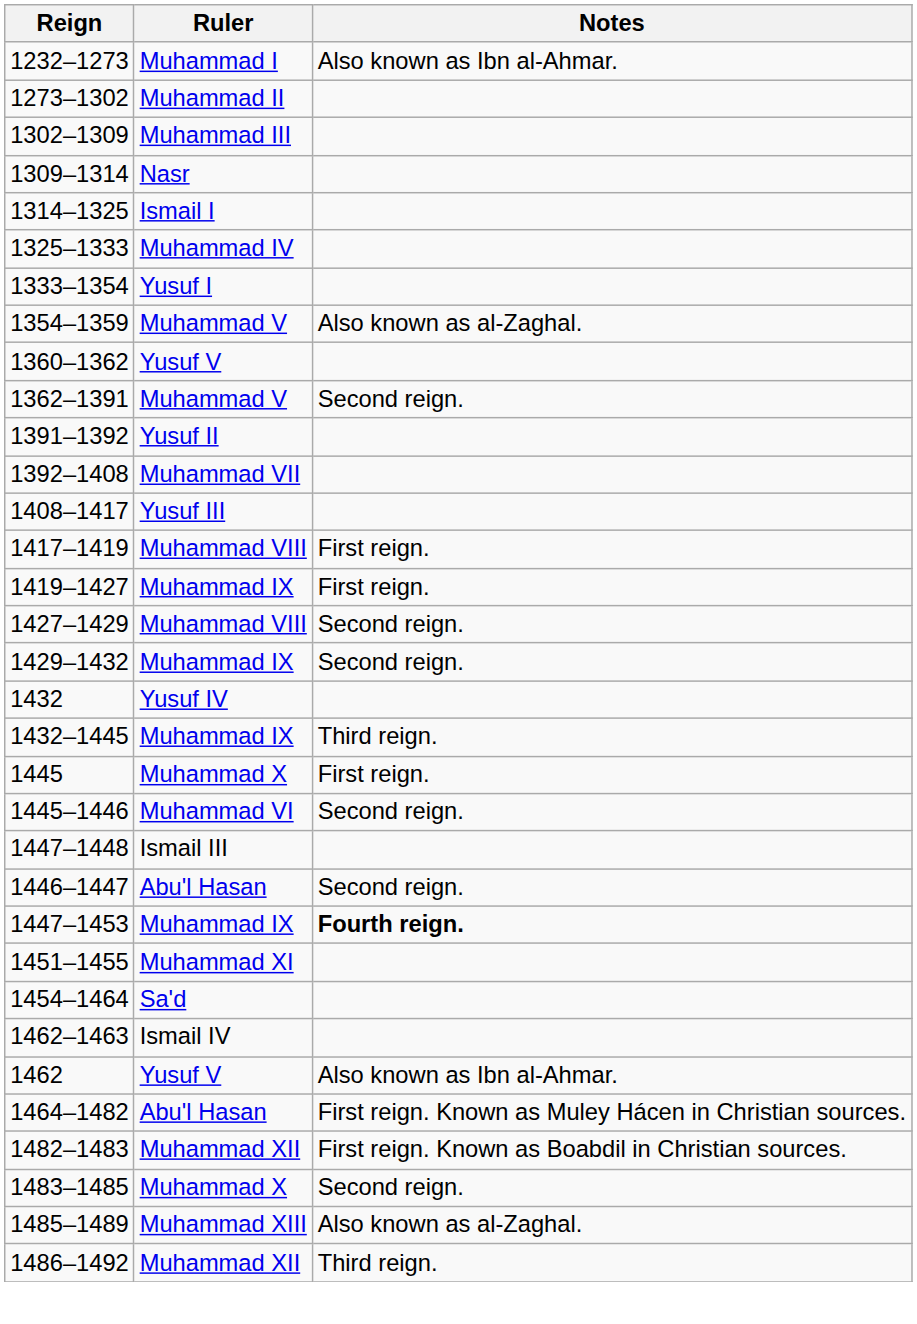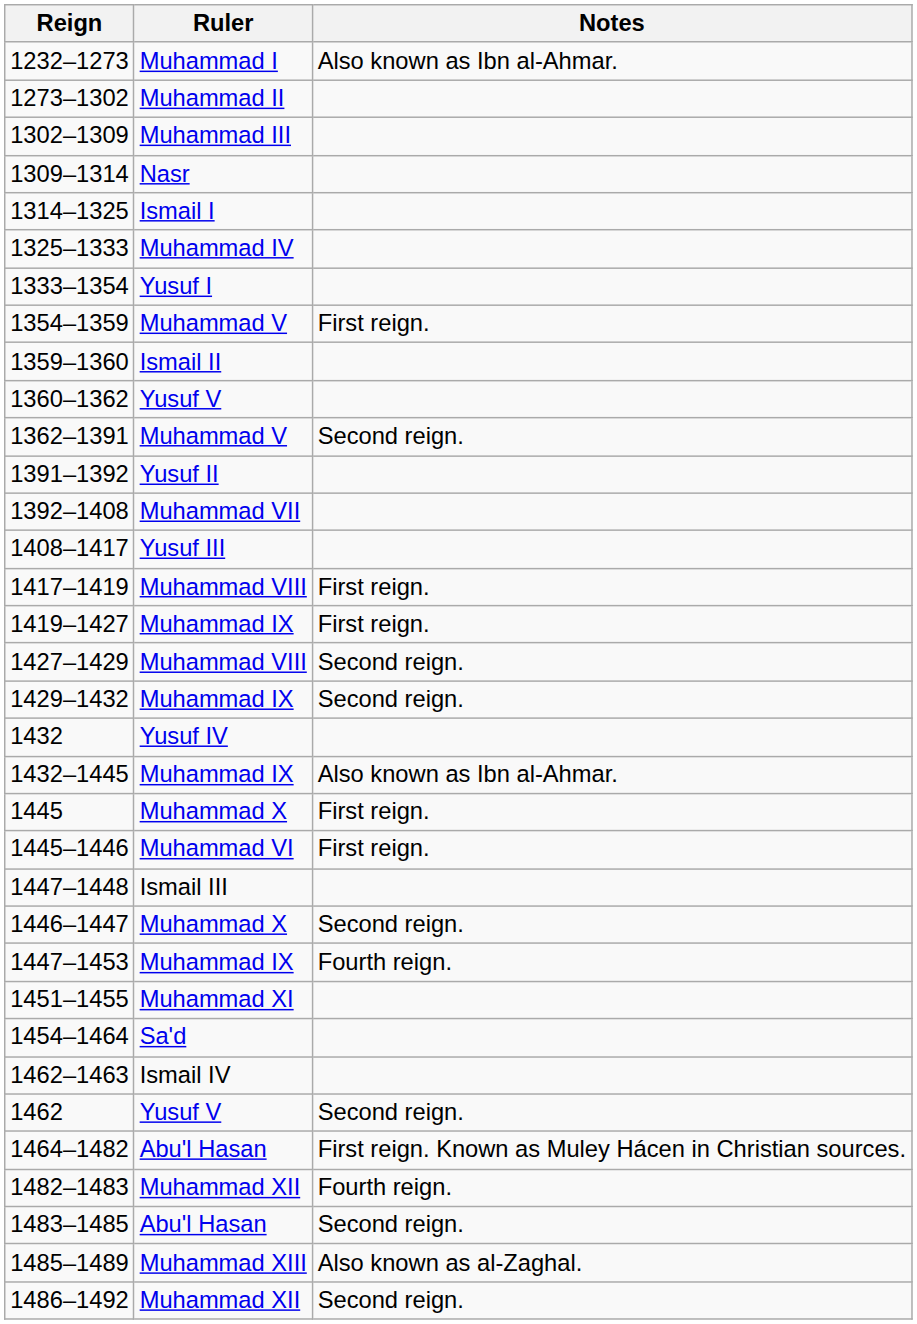(450, 323) Also known as al-Zaghal. -> (374, 323) First reign.
+ row: (69, 361)
(378, 736) Third reign. -> (468, 774) Also known as Ibn al-Ahmar.
(391, 811) Second reign. -> (374, 849) First reign.
(203, 887) Abu'l Hasan -> (213, 924) Muhammad X
(391, 924) bold -> (385, 962) normal
(468, 1074) Also known as Ibn al-Ahmar. -> (391, 1112) Second reign.
(582, 1149) First reign. Known as Boabdil in Christian sources. -> (385, 1187) Fourth reign.
(213, 1187) Muhammad X -> (203, 1225) Abu'l Hasan
(378, 1262) Third reign. -> (391, 1300) Second reign.
